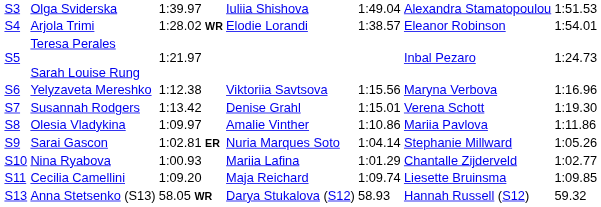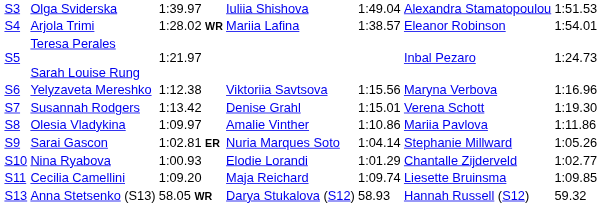(267, 26) Elodie Lorandi -> (263, 26) Mariia Lafina
(263, 160) Mariia Lafina -> (267, 160) Elodie Lorandi
